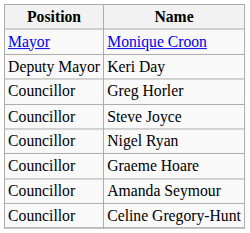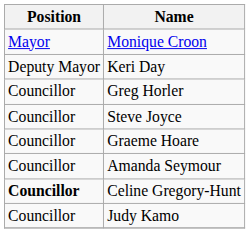- row: (143, 141)
(42, 215) normal -> (44, 191) bold
+ row: (143, 215)
